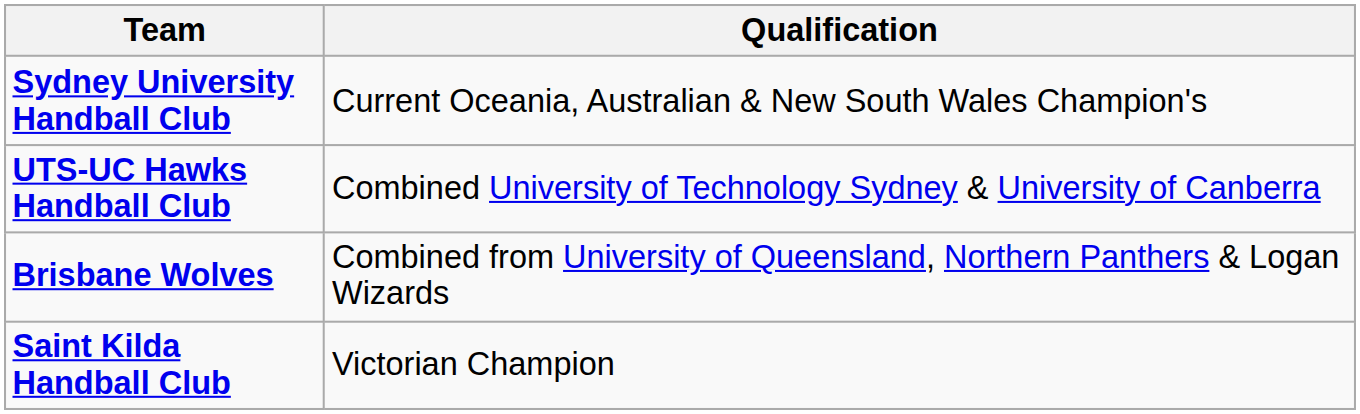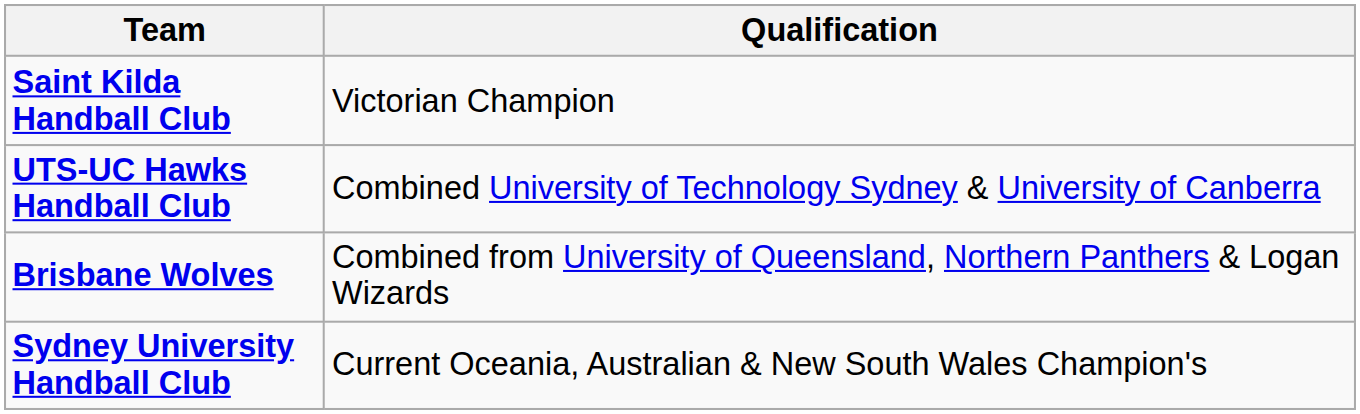rows swapped: (153, 100) <-> (122, 364)
